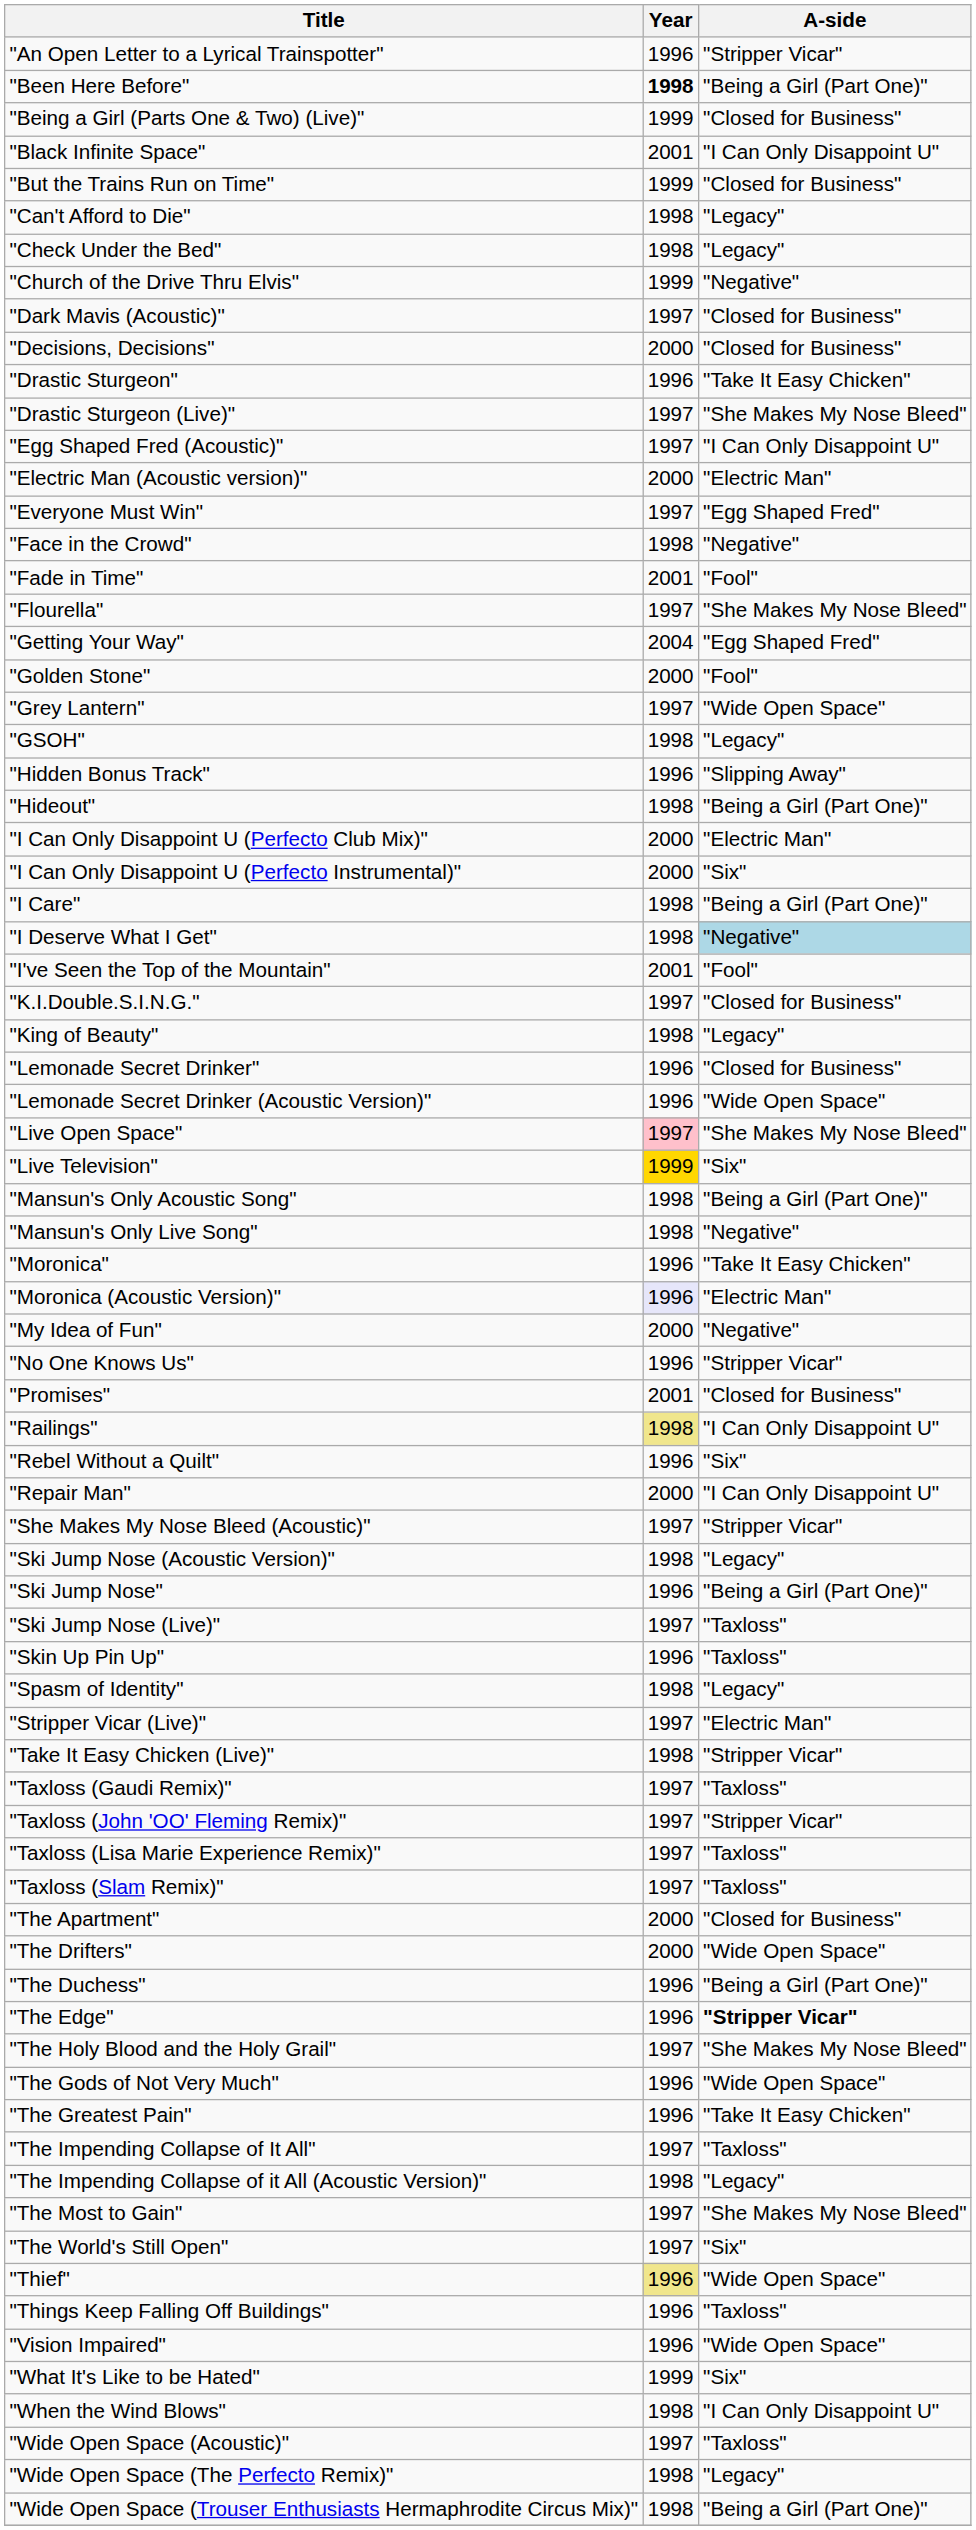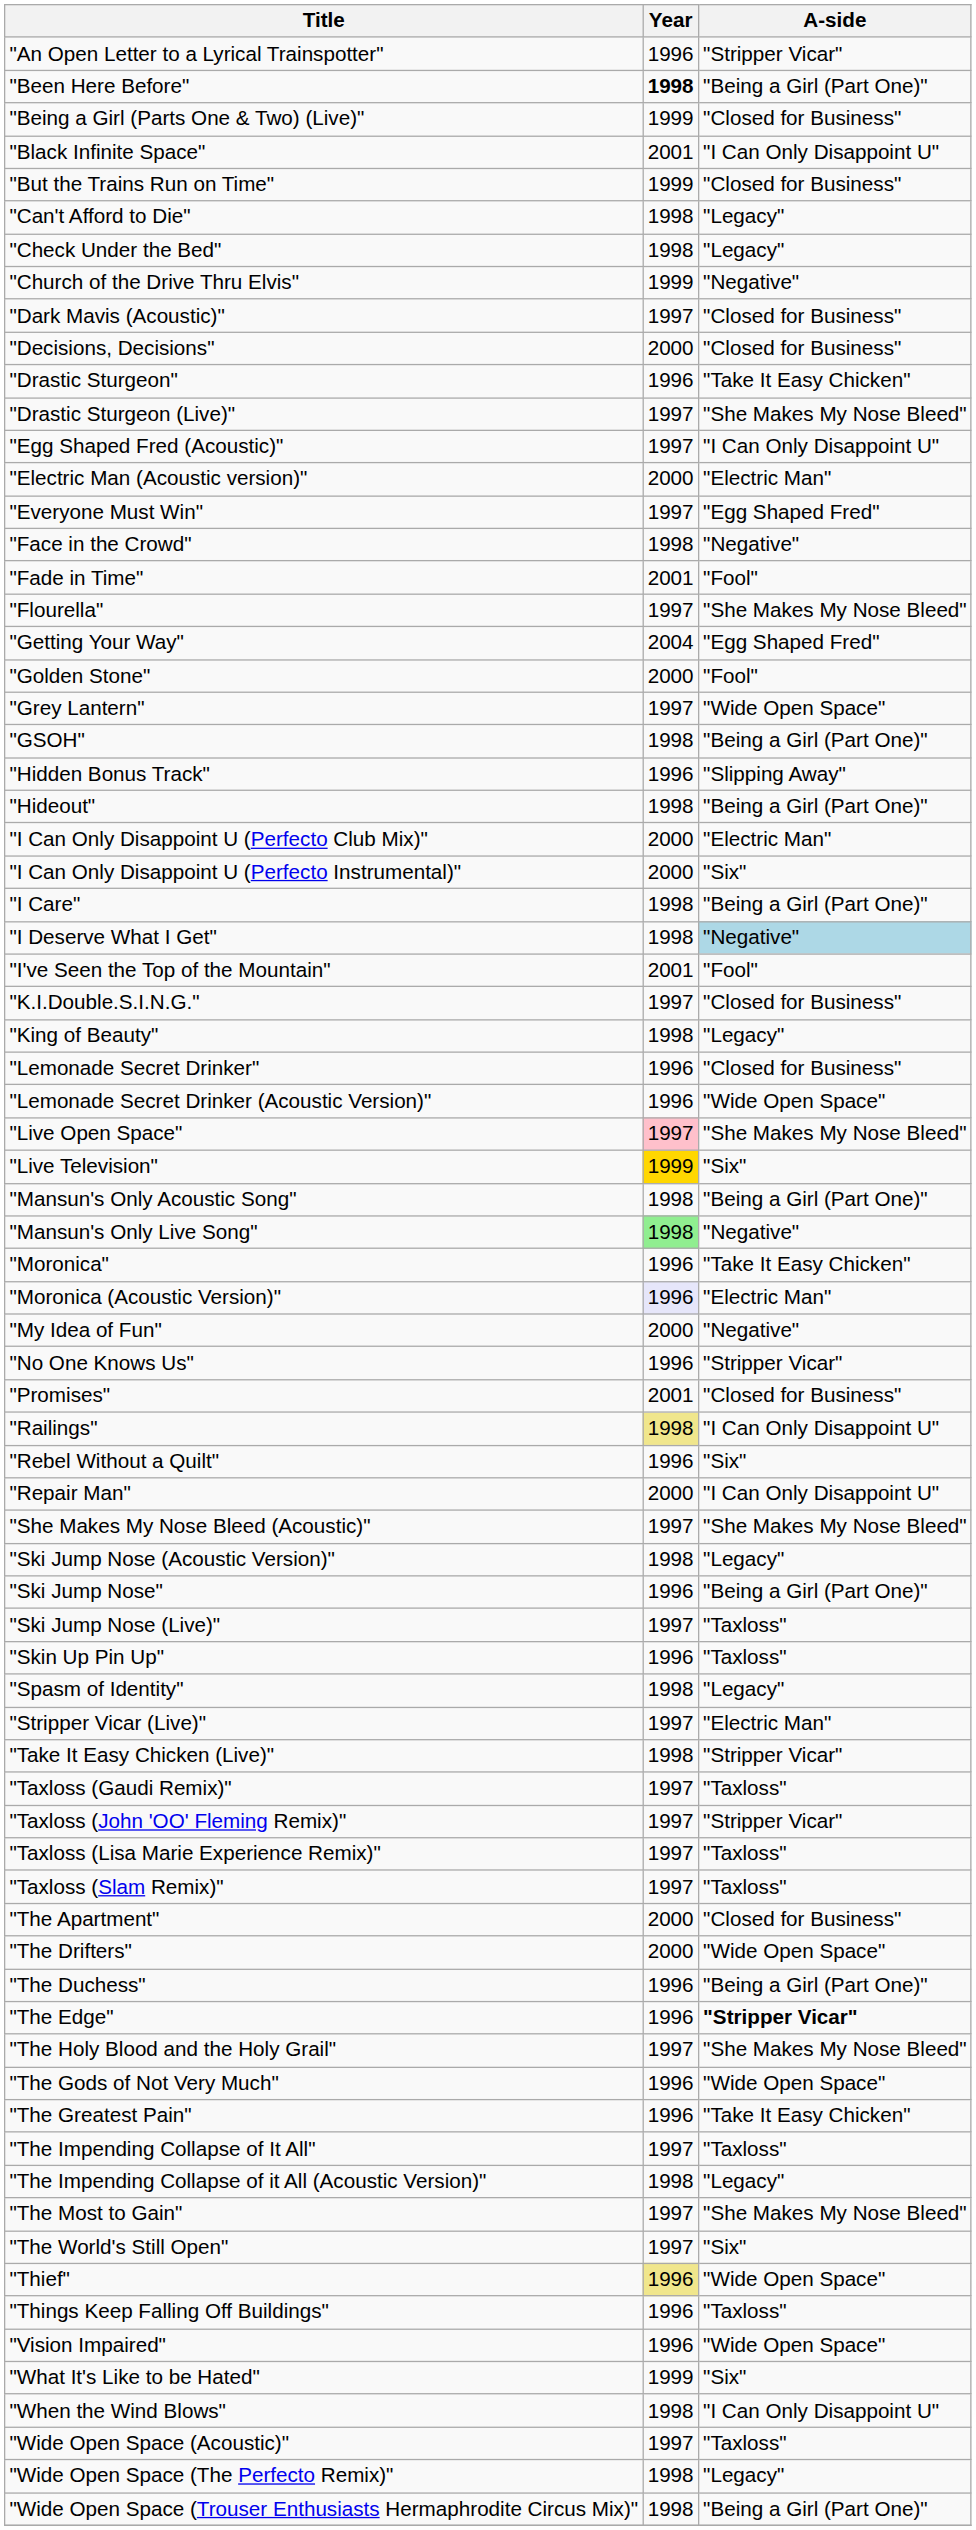(744, 741) "Legacy" -> (815, 741) "Being a Girl (Part One)"
(671, 1232) no background -> (671, 1232) lightgreen background
(773, 1526) "Stripper Vicar" -> (835, 1526) "She Makes My Nose Bleed"
